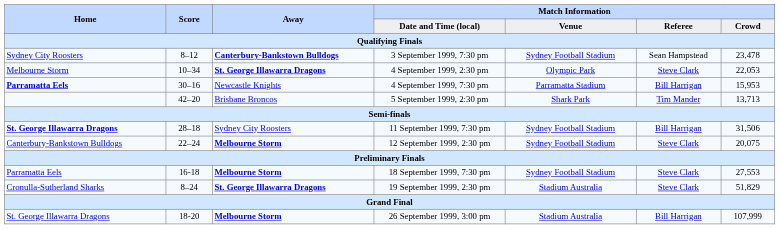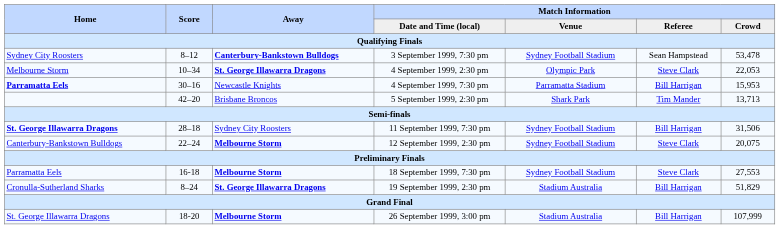(748, 55) 23,478 -> (748, 55) 53,478
(678, 187) Steve Clark -> (678, 187) Bill Harrigan
